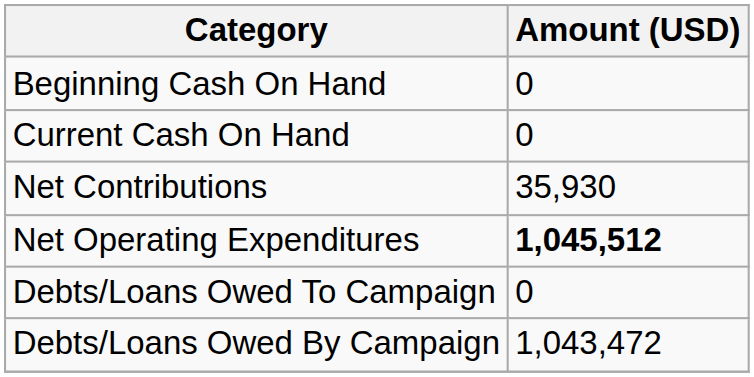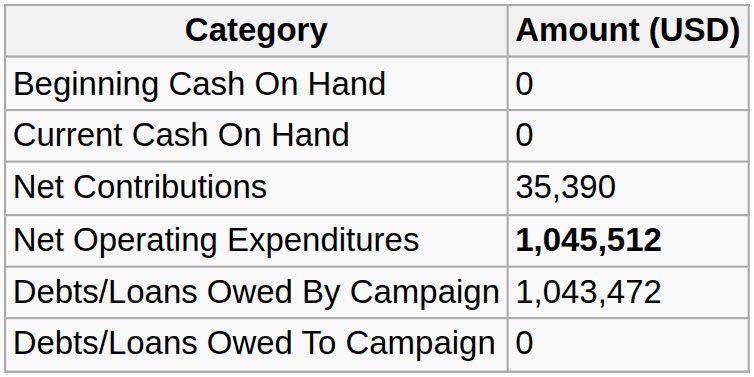(566, 187) 35,930 -> (566, 187) 35,390
rows swapped: (256, 344) <-> (254, 291)
